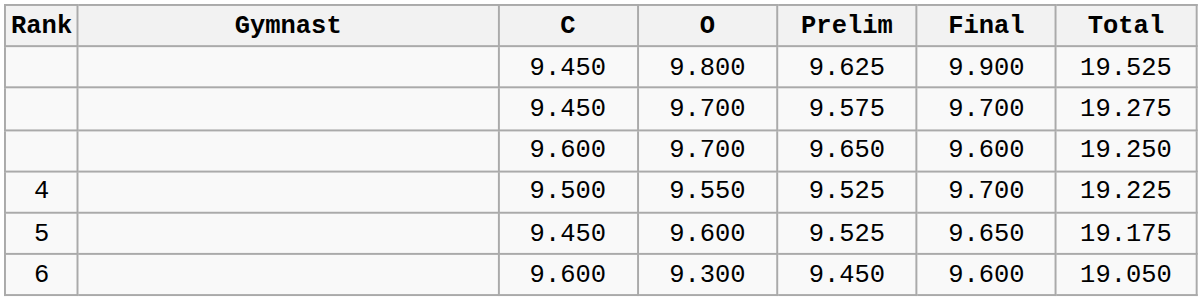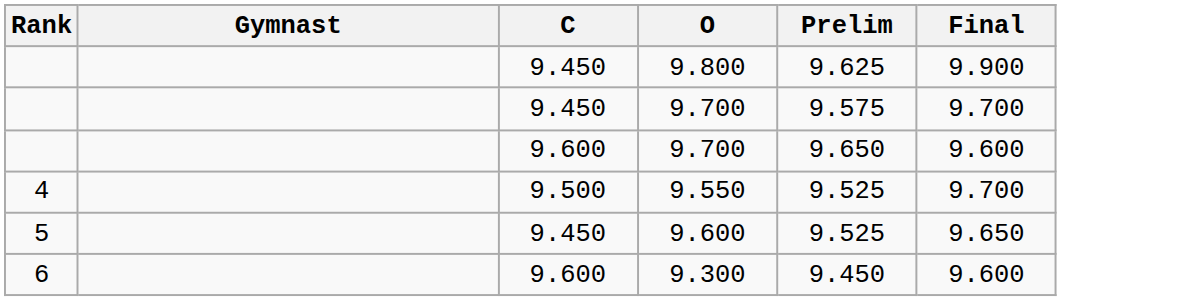- column: (1126, 26)
